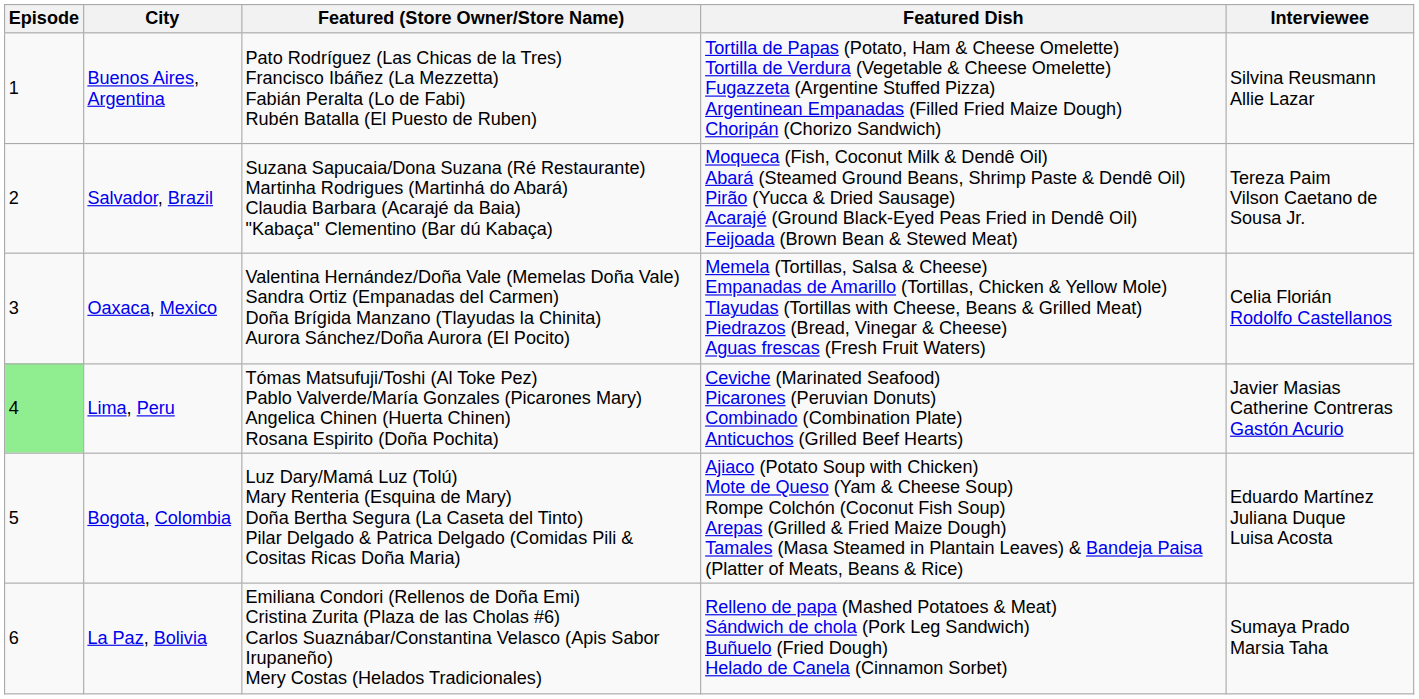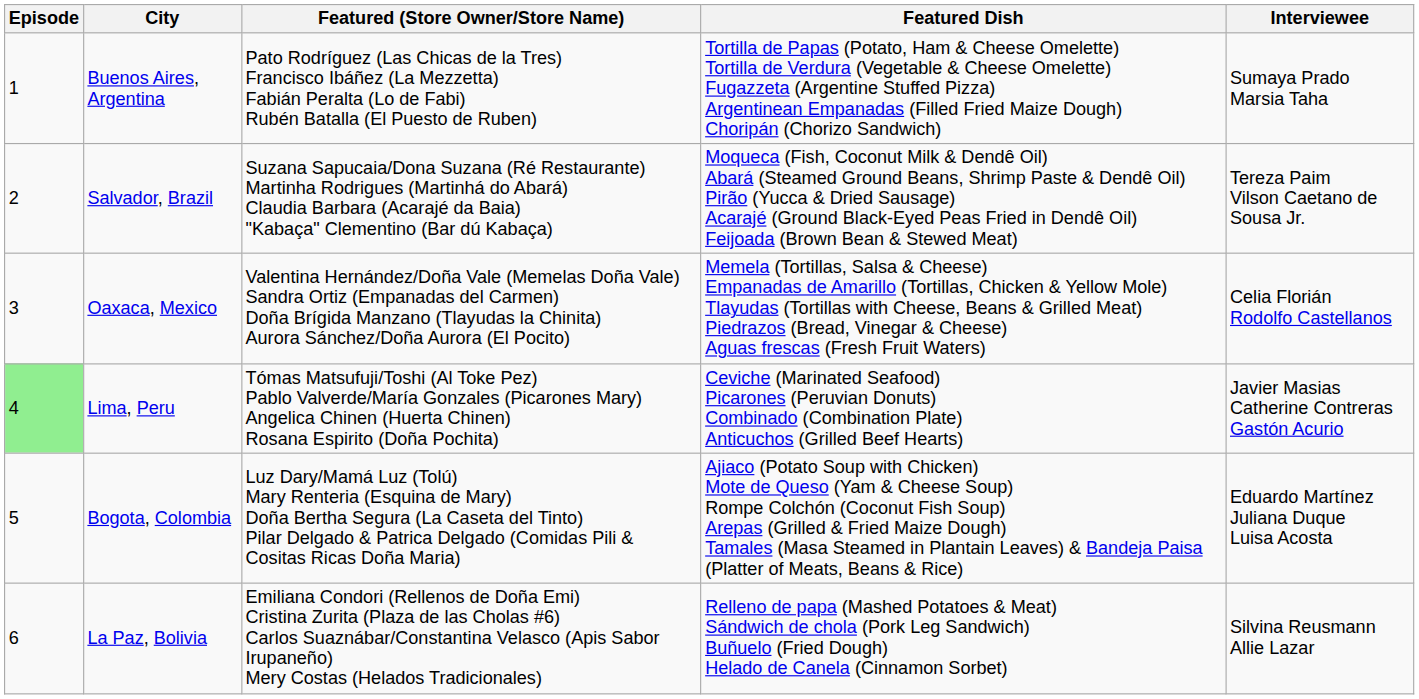(1303, 88) Silvina Reusmann Allie Lazar -> (1290, 88) Sumaya Prado Marsia Taha
(1290, 638) Sumaya Prado Marsia Taha -> (1303, 638) Silvina Reusmann Allie Lazar
